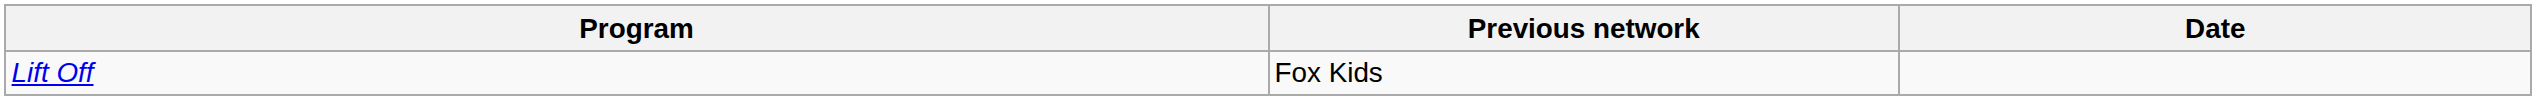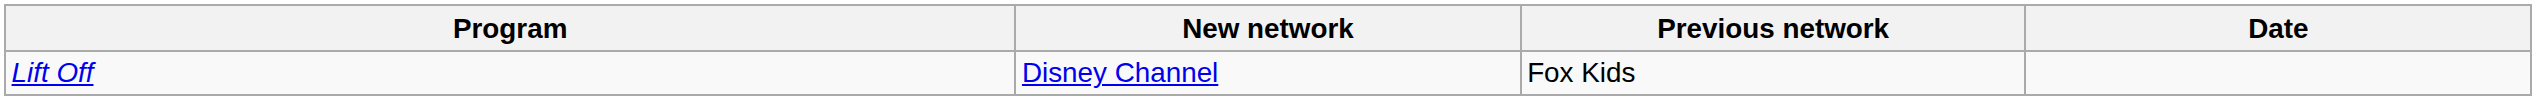+ column: (1268, 27)
